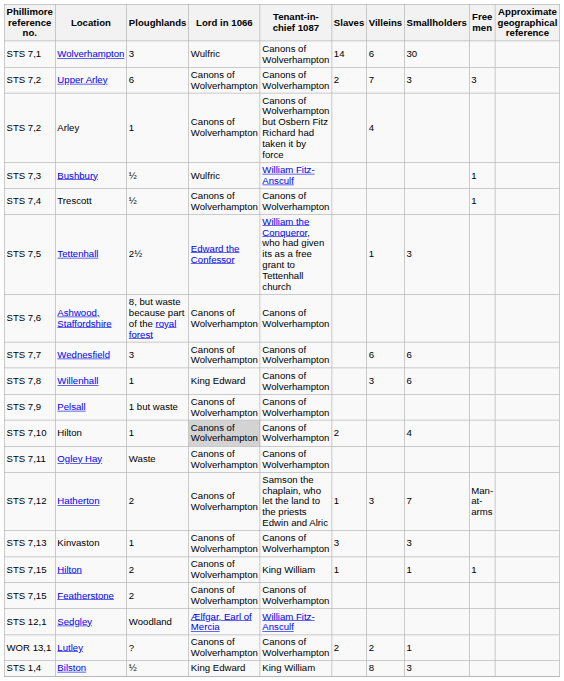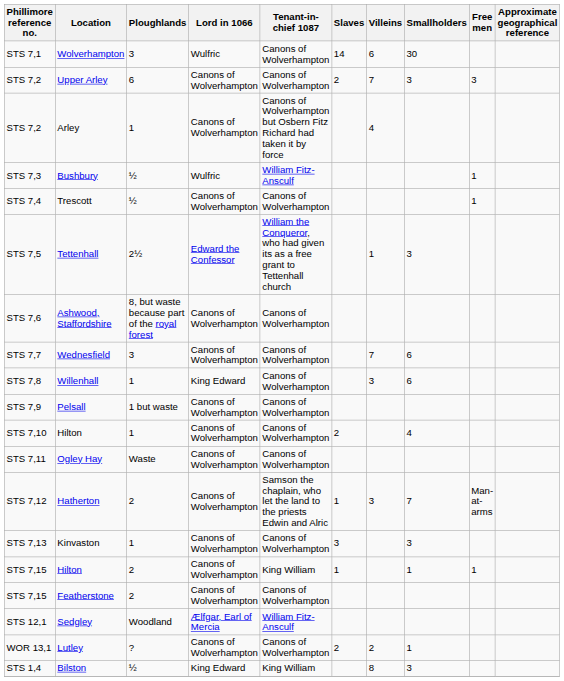(371, 355) 6 -> (371, 355) 7
(224, 433) lightgrey background -> (224, 433) no background
